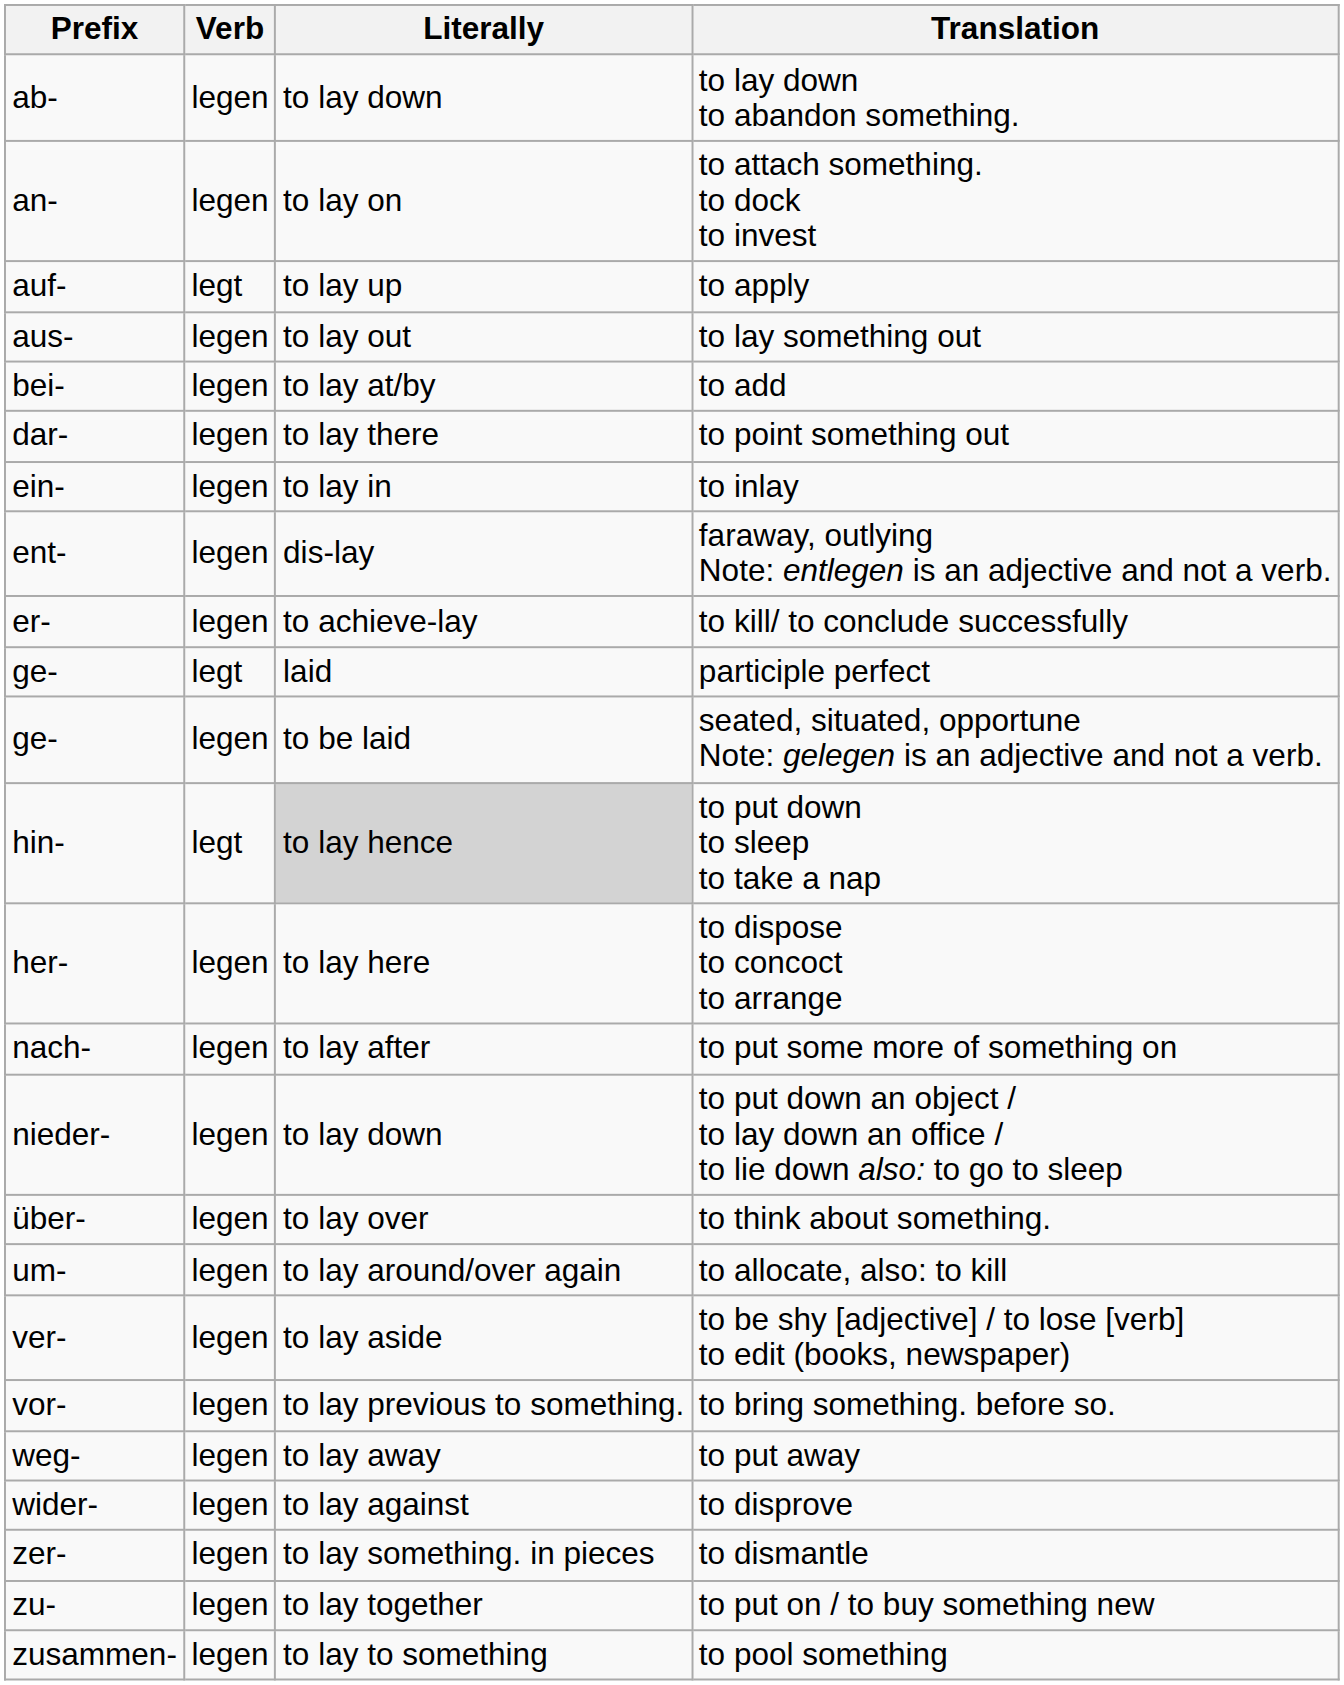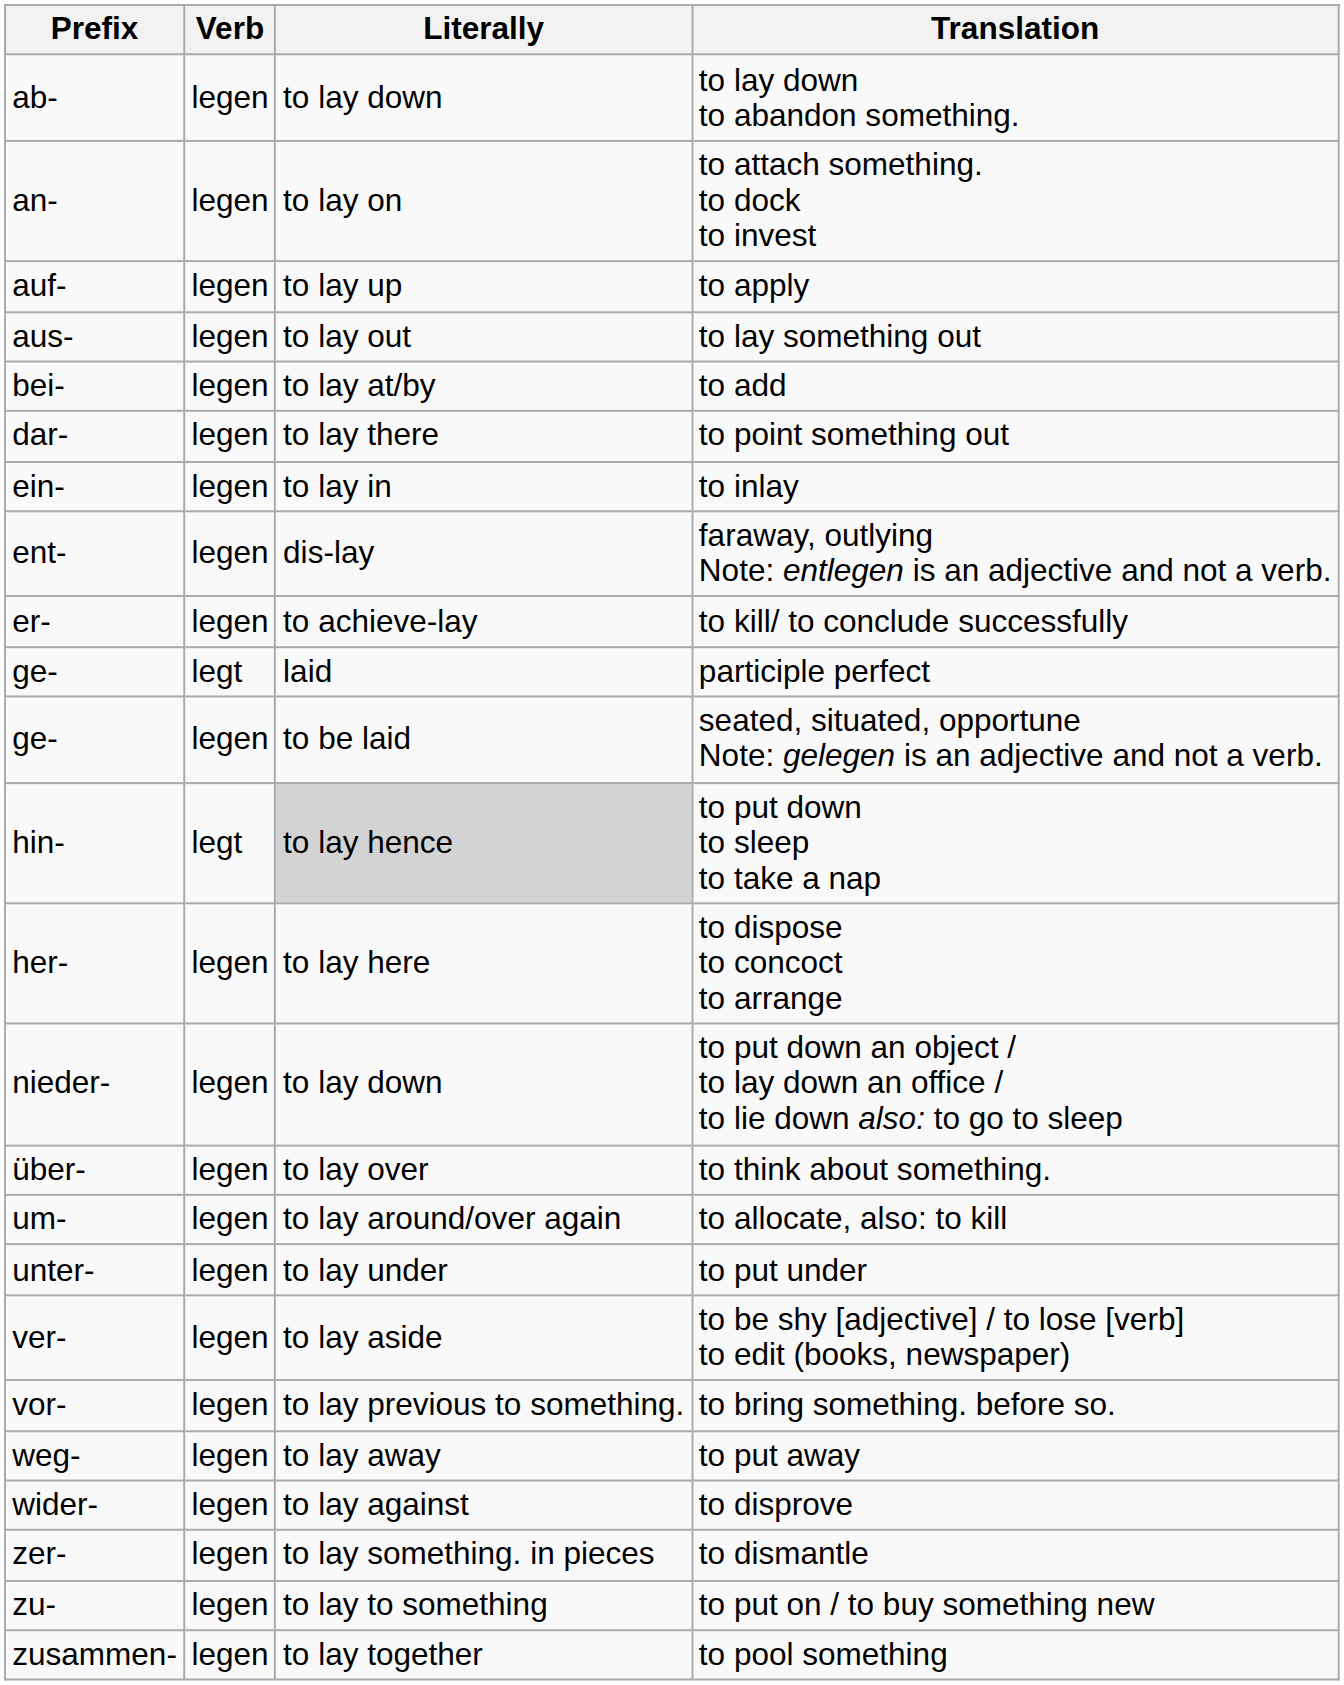(217, 285) legt -> (230, 285) legen
- row: (938, 1048)
+ row: (783, 1269)
(383, 1604) to lay together -> (415, 1604) to lay to something
(415, 1654) to lay to something -> (383, 1654) to lay together
